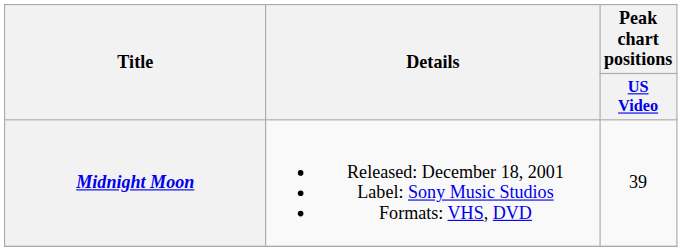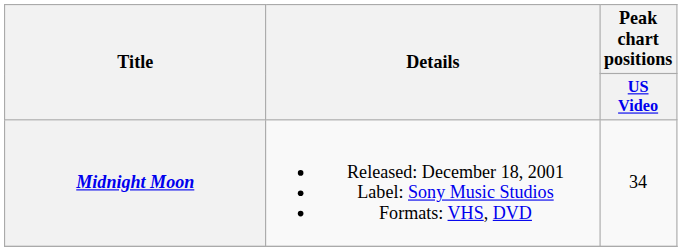(638, 182) 39 -> (638, 182) 34
